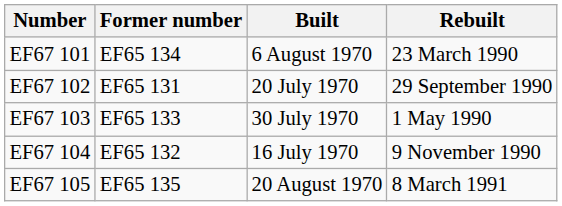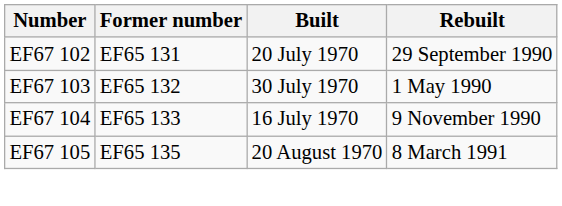- row: (50, 53)
(140, 119) EF65 133 -> (140, 86) EF65 132
(140, 151) EF65 132 -> (140, 119) EF65 133
